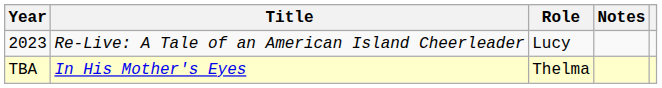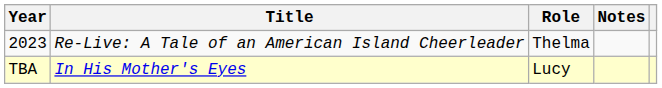(551, 44) Lucy -> (561, 44) Thelma
(561, 70) Thelma -> (551, 70) Lucy
